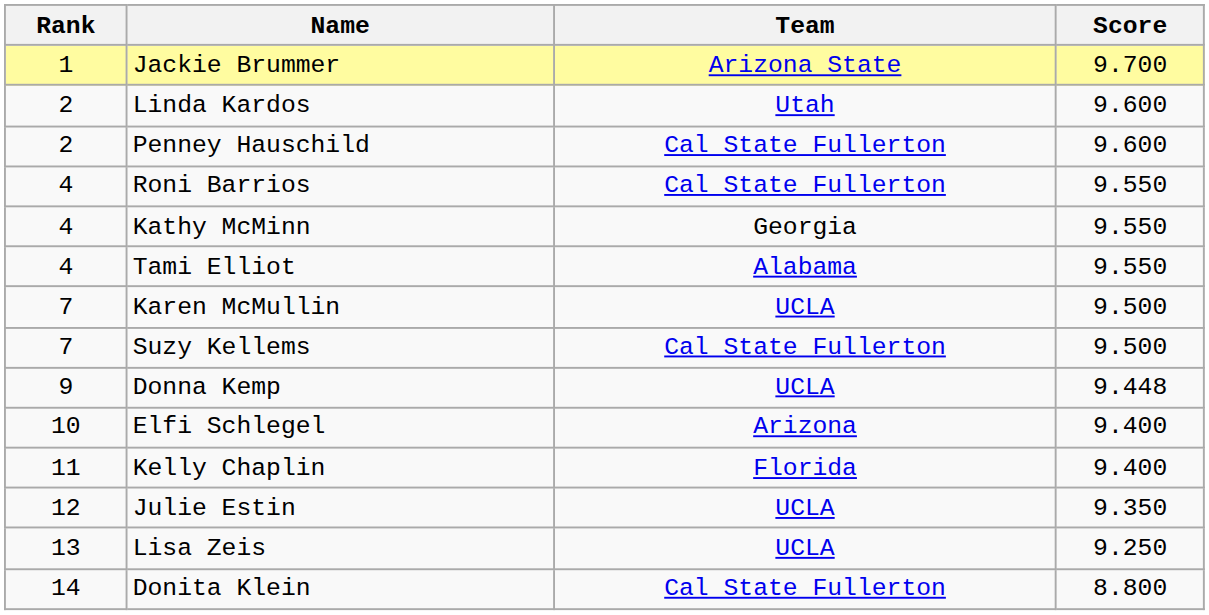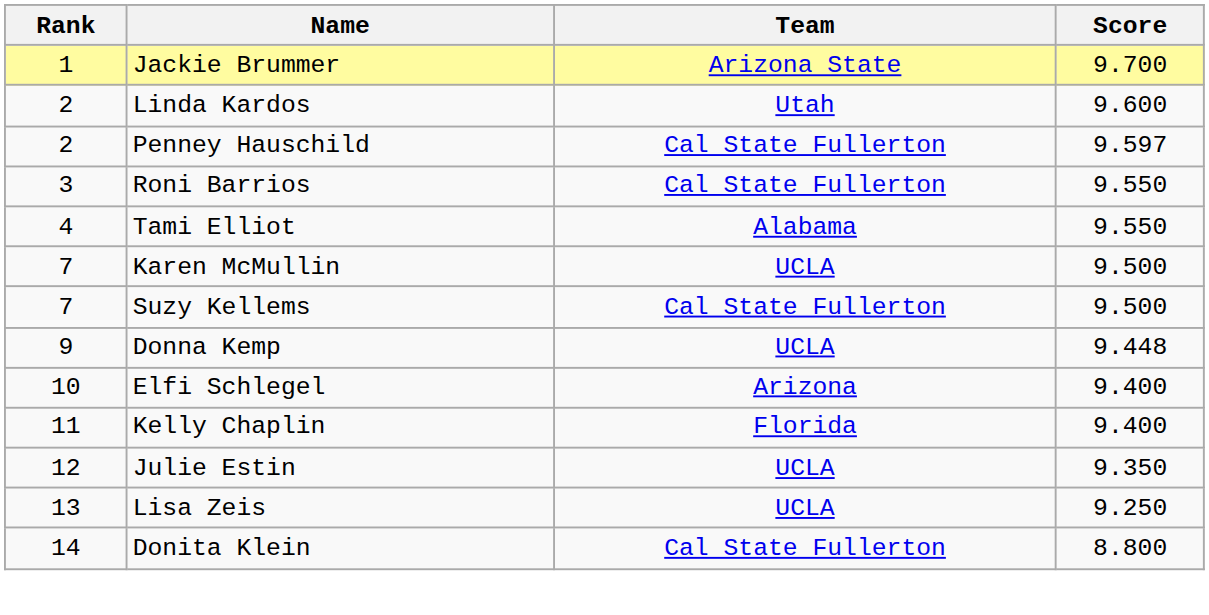(1130, 146) 9.600 -> (1130, 146) 9.597
(66, 186) 4 -> (66, 186) 3
- row: (222, 226)
